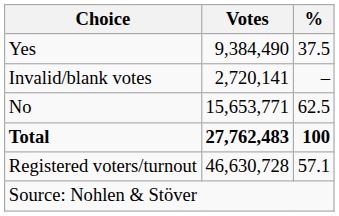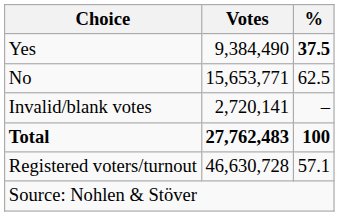(314, 48) normal -> (314, 48) bold
rows swapped: (20, 107) <-> (80, 78)
